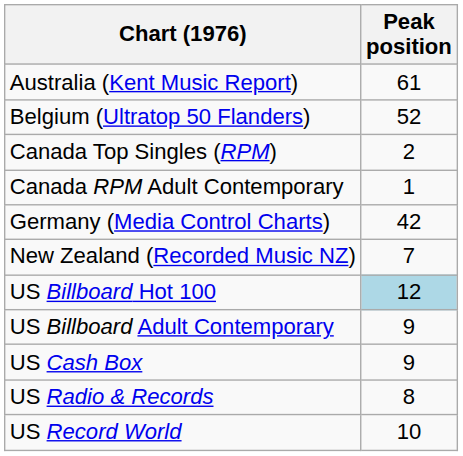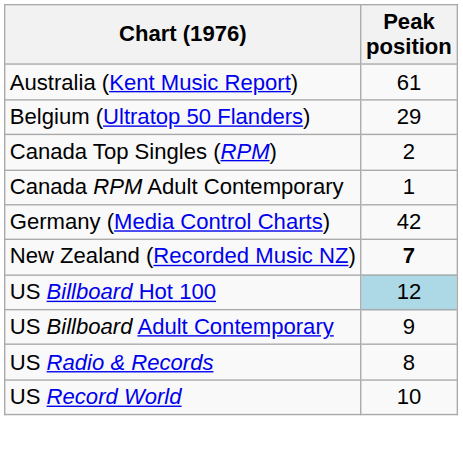(409, 116) 52 -> (409, 116) 29
(409, 256) normal -> (409, 256) bold
- row: (76, 362)
